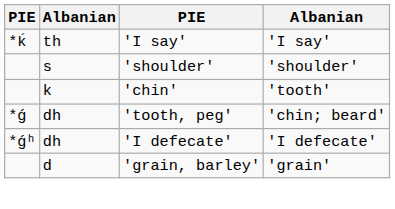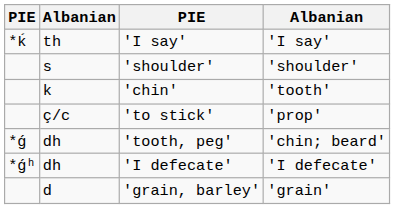+ row: (169, 116)
